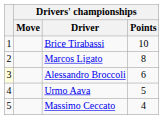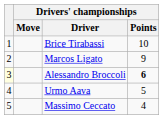(143, 59) 8 -> (143, 59) 9
(143, 75) normal -> (143, 75) bold
